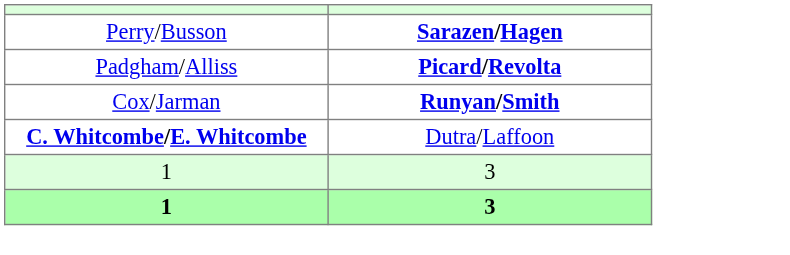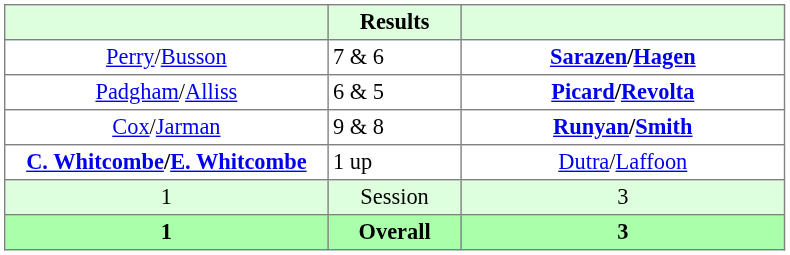+ column: (395, 22)
